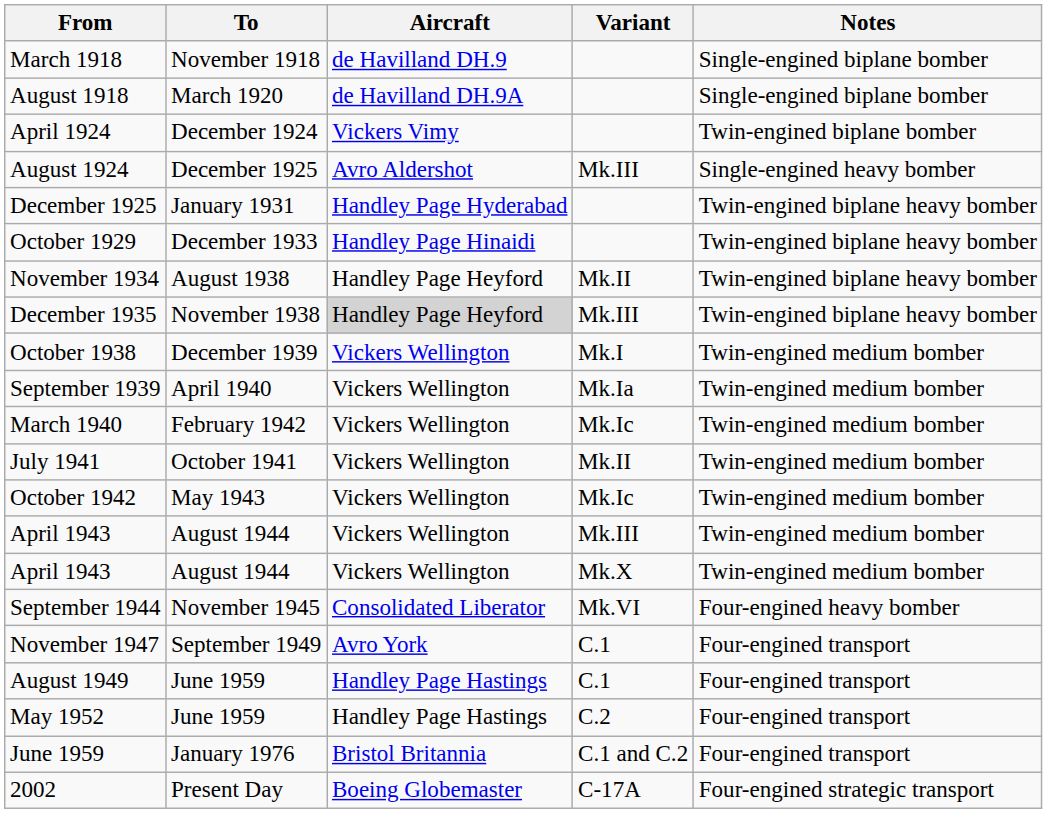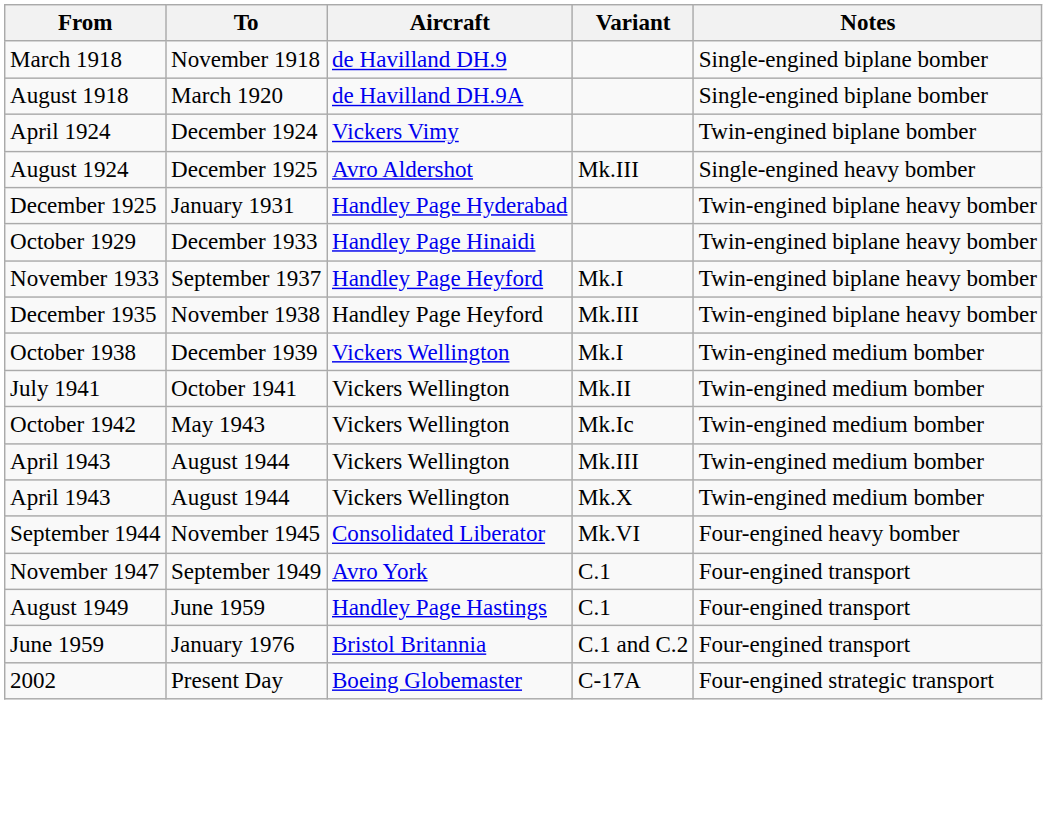+ row: (85, 278)
- row: (85, 278)
(438, 315) lightgrey background -> (438, 315) no background
- row: (85, 388)
- row: (66, 424)
- row: (57, 717)
